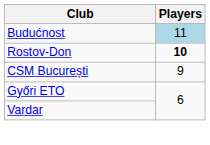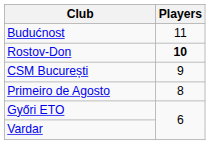(180, 33) lightblue background -> (180, 33) no background
+ row: (59, 91)
